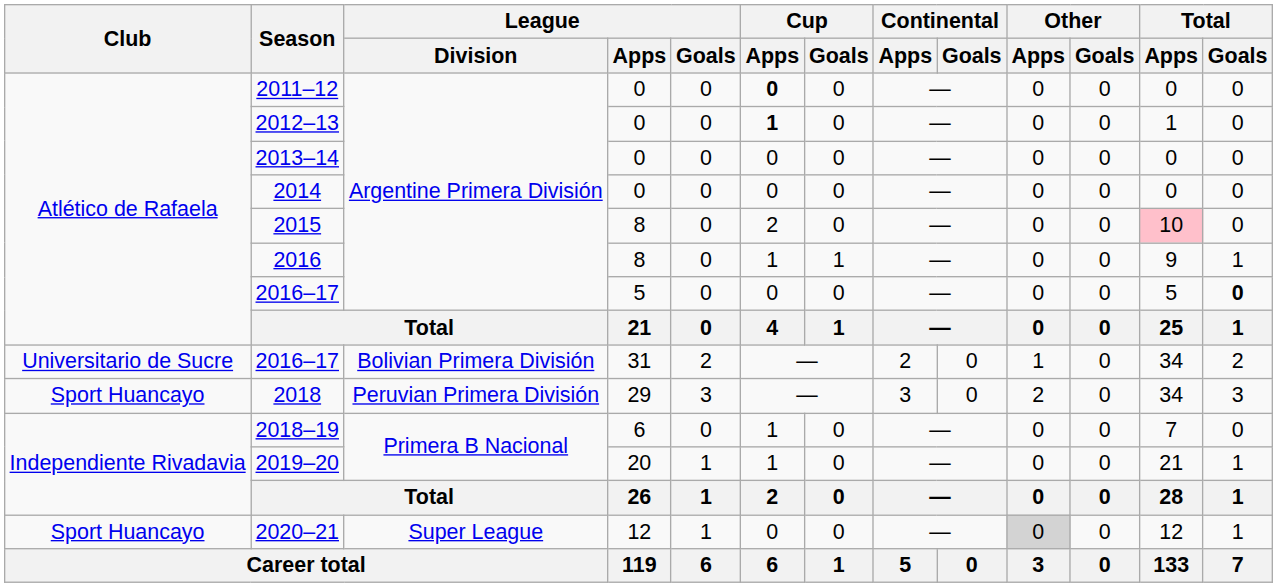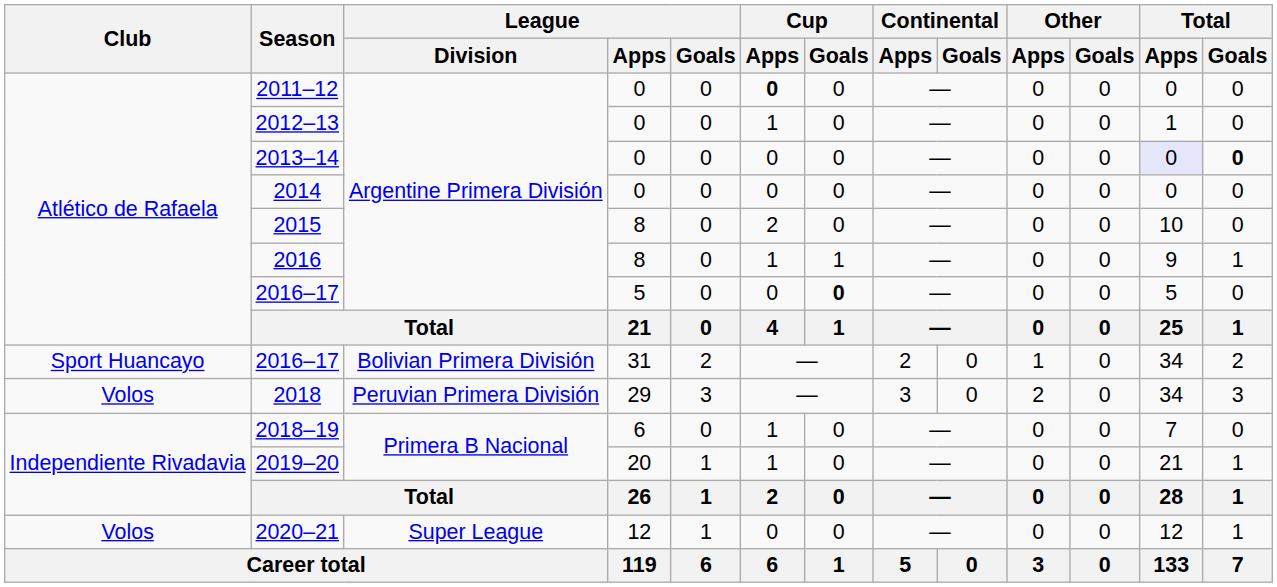(772, 123) bold -> (772, 123) normal
(1171, 157) no background -> (1171, 157) lavender background
(1238, 157) normal -> (1238, 157) bold
(1171, 225) pink background -> (1171, 225) no background
(839, 293) normal -> (839, 293) bold
(1238, 293) bold -> (1238, 293) normal
(128, 361) Universitario de Sucre -> (128, 361) Sport Huancayo
(128, 395) Sport Huancayo -> (128, 395) Volos
(128, 531) Sport Huancayo -> (128, 531) Volos
(1038, 531) lightgrey background -> (1038, 531) no background
